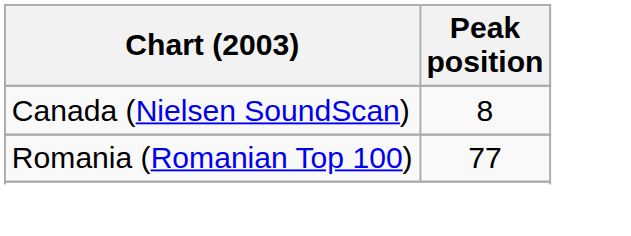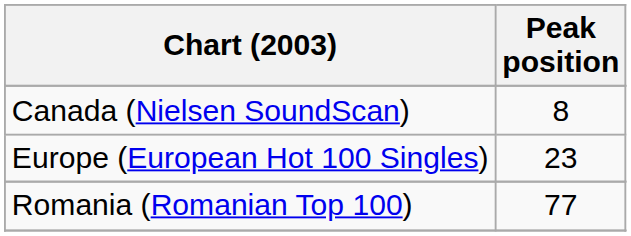+ row: (250, 157)
